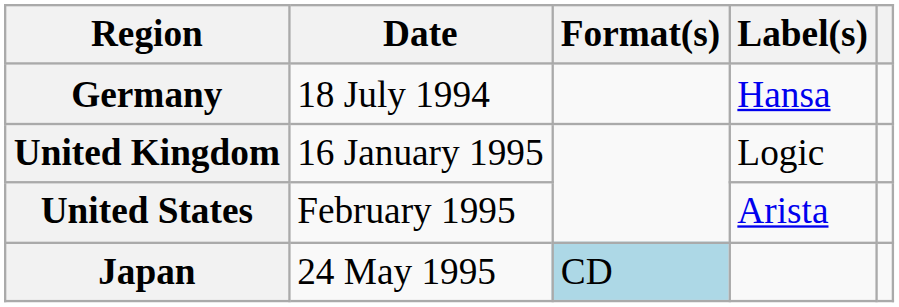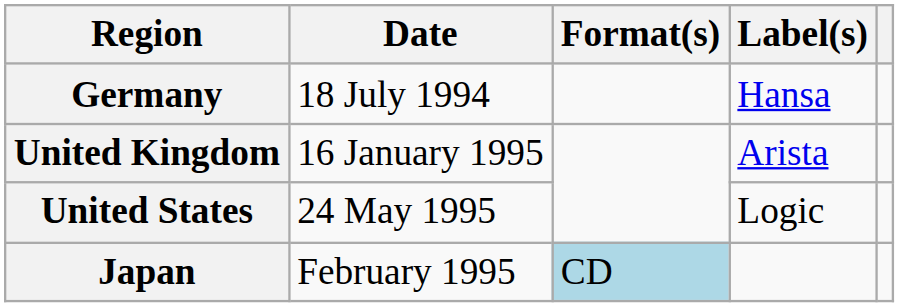(781, 152) Logic -> (783, 152) Arista
(406, 211) February 1995 -> (397, 211) 24 May 1995
(783, 211) Arista -> (781, 211) Logic
(397, 270) 24 May 1995 -> (406, 270) February 1995
